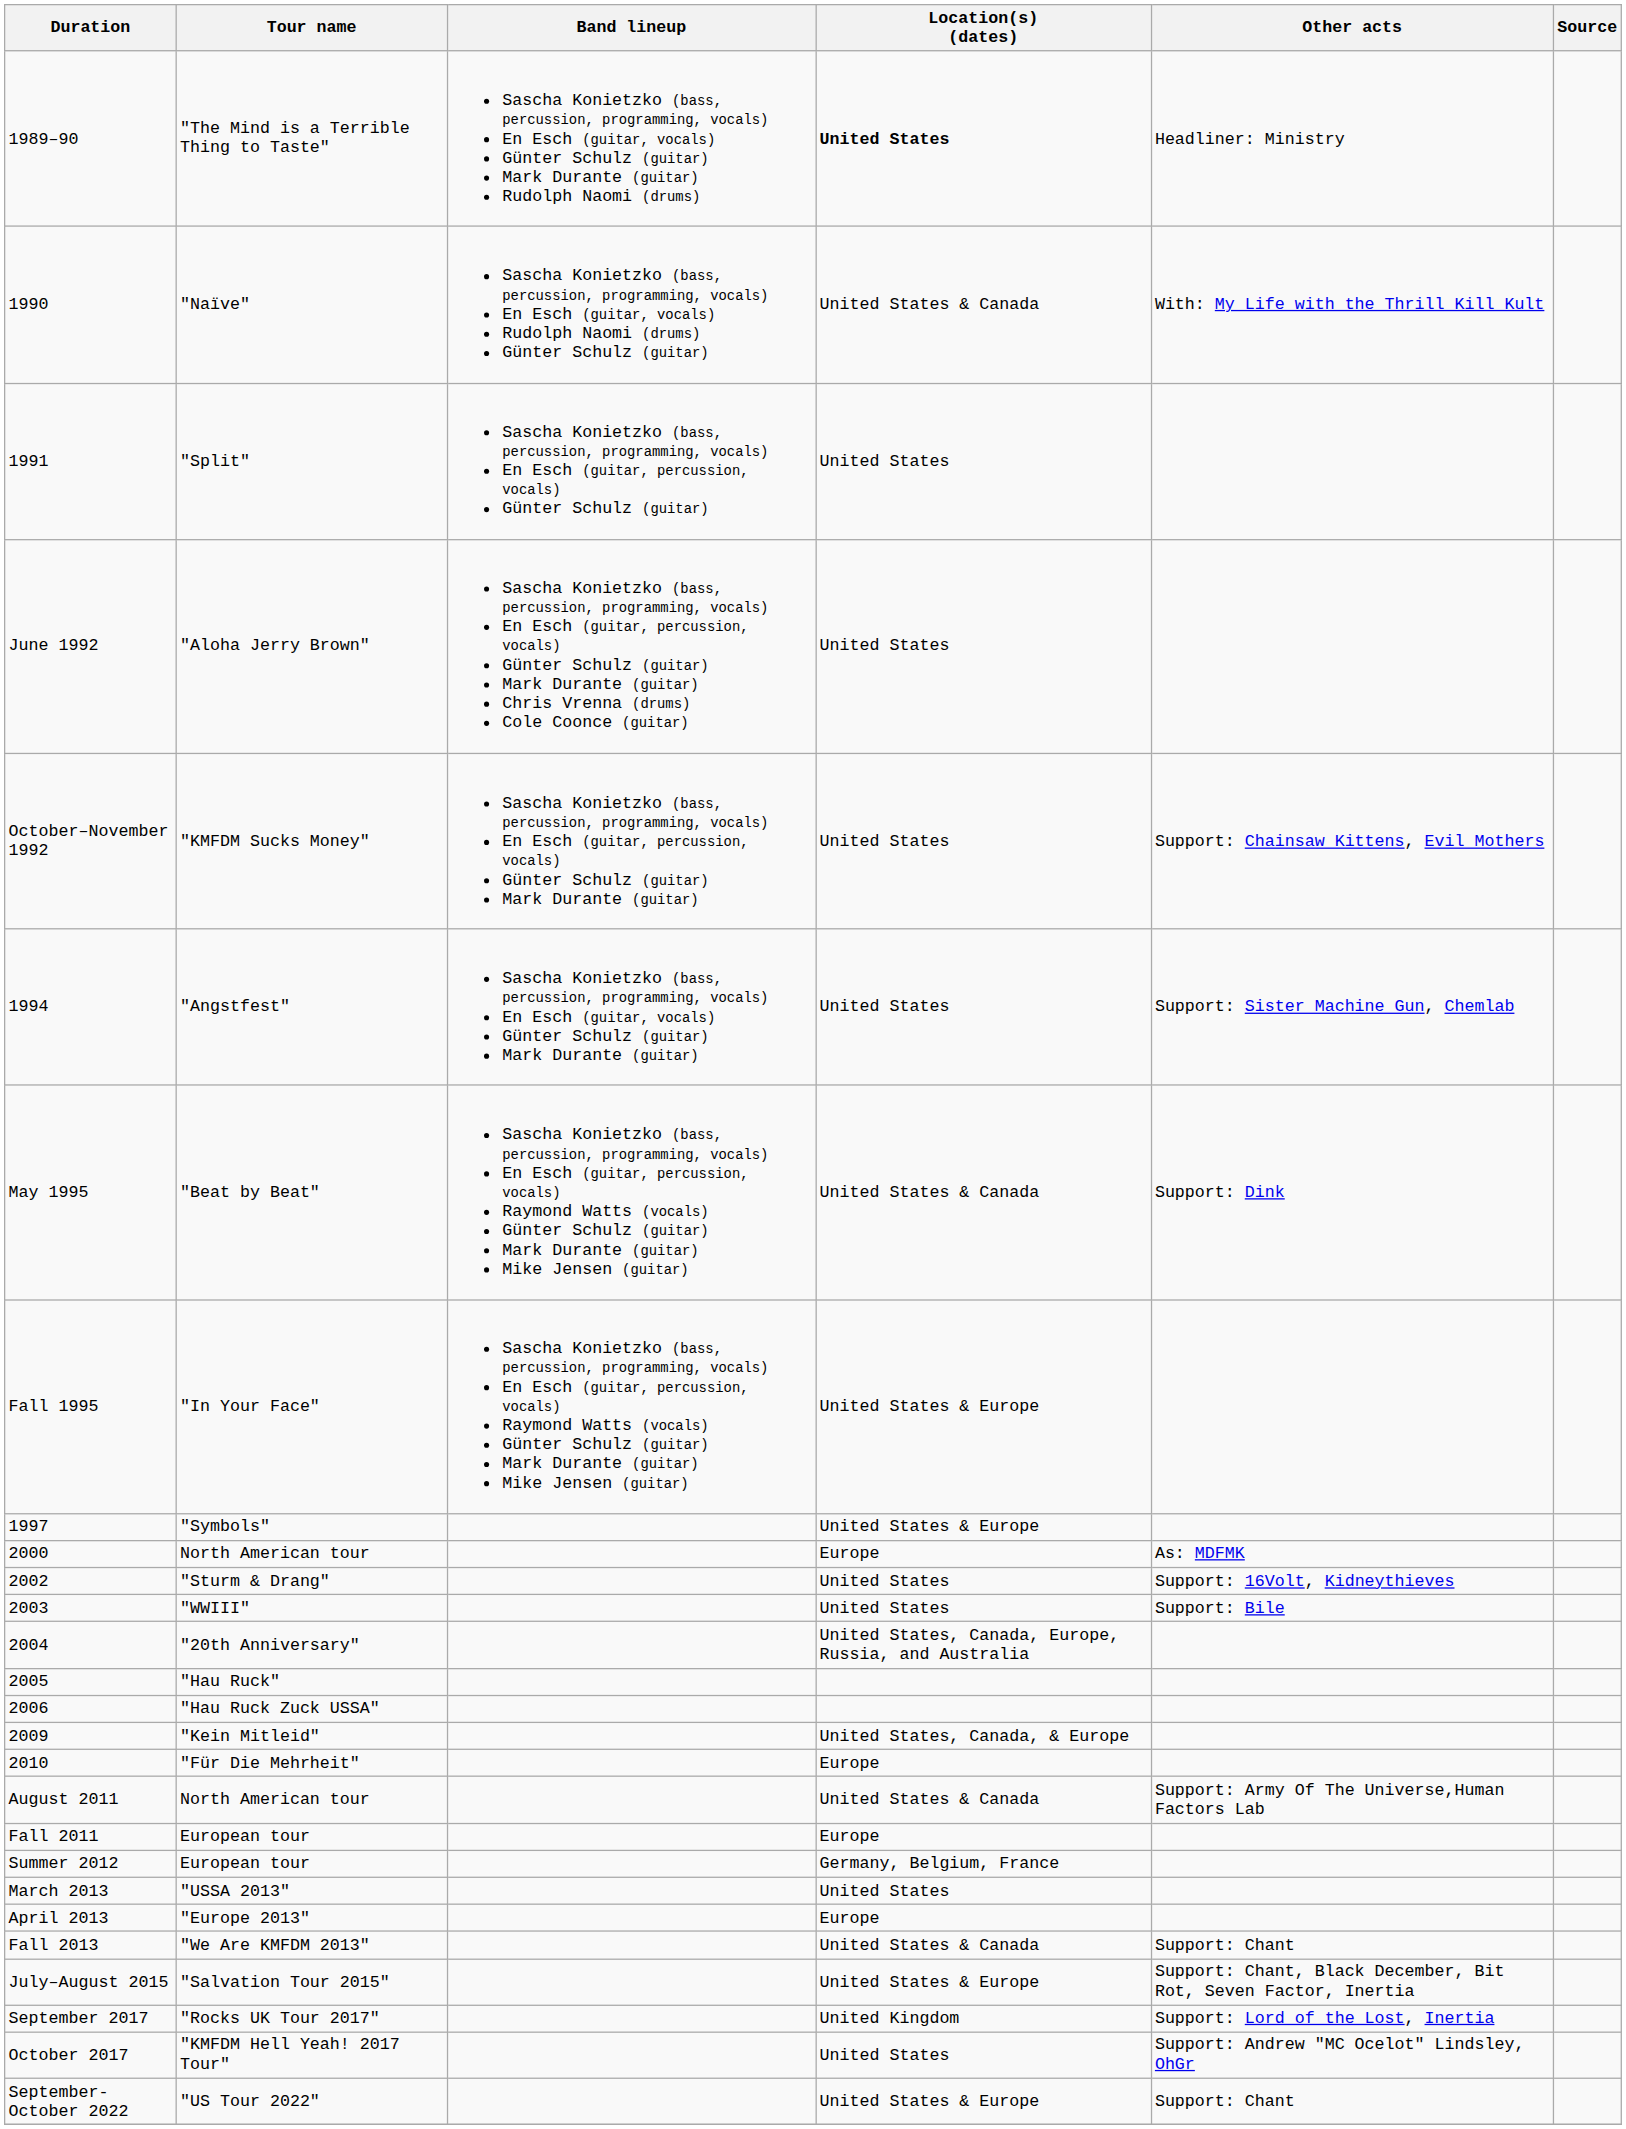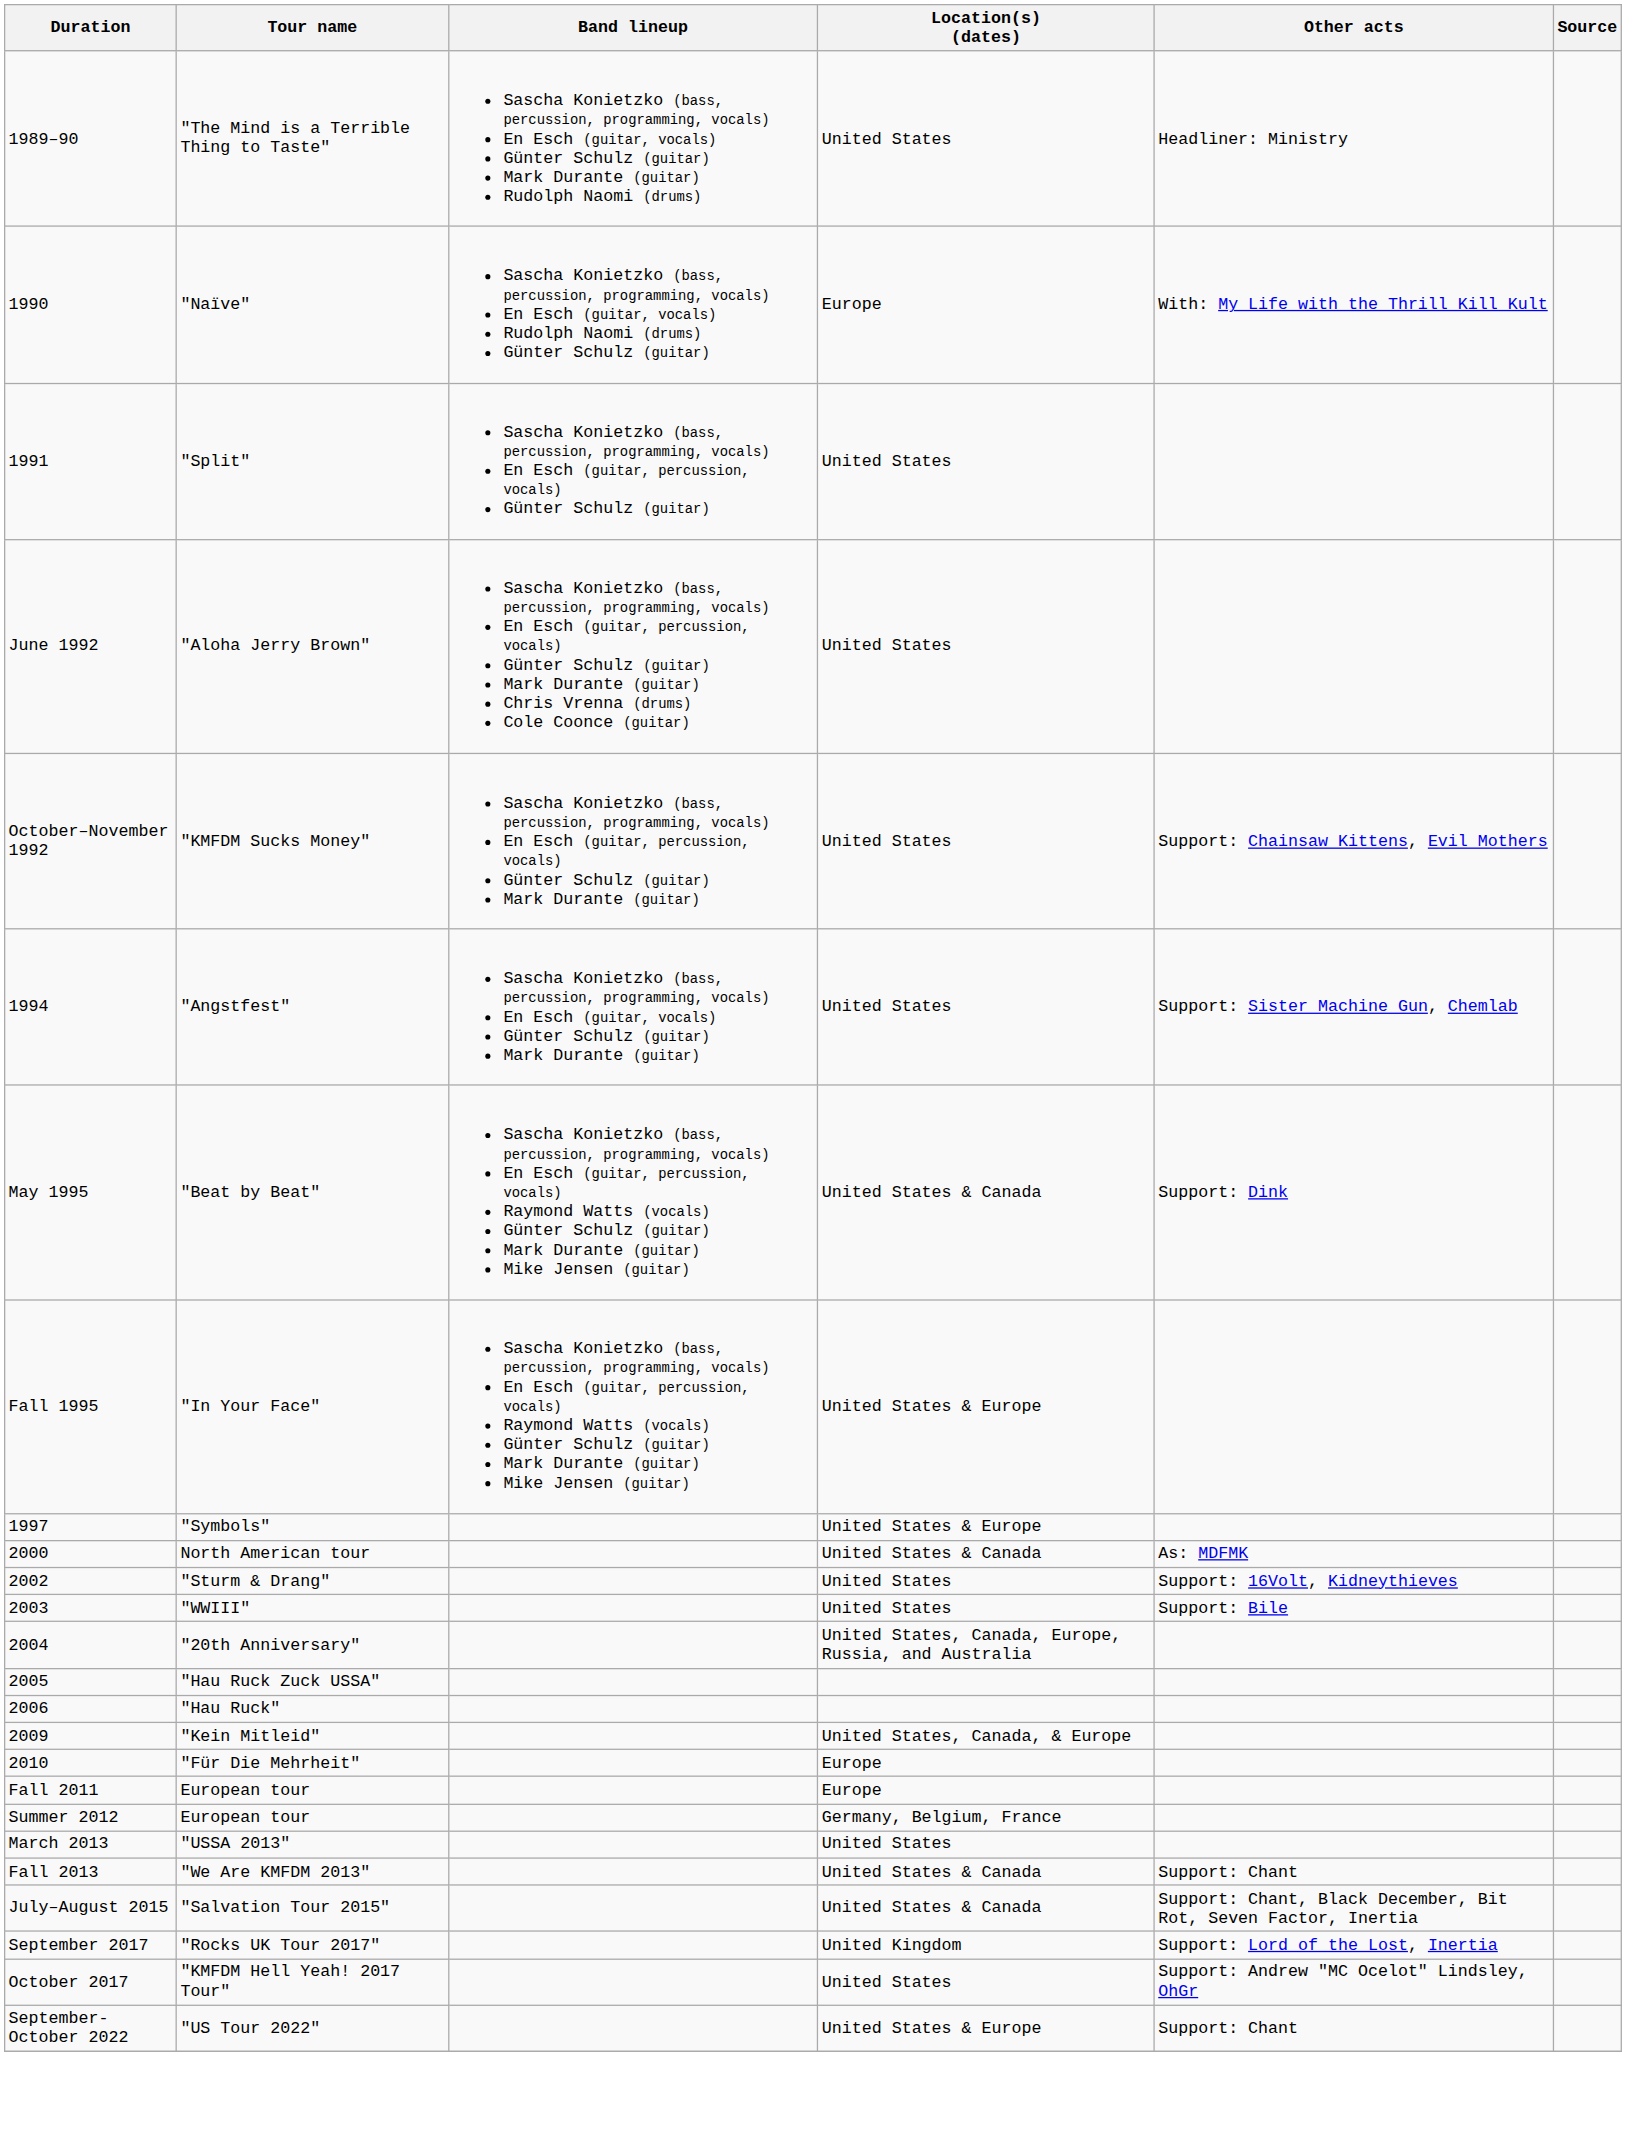(884, 139) bold -> (887, 139) normal
(929, 305) United States & Canada -> (852, 305) Europe
(850, 1554) Europe -> (932, 1554) United States & Canada
(230, 1682) "Hau Ruck" -> (280, 1682) "Hau Ruck Zuck USSA"
(280, 1709) "Hau Ruck Zuck USSA" -> (230, 1709) "Hau Ruck"
- row: (64, 1800)
- row: (59, 1918)
(929, 1982) United States & Europe -> (932, 1908) United States & Canada
